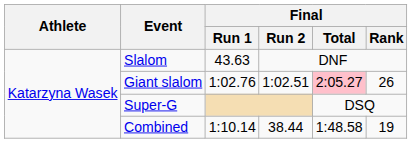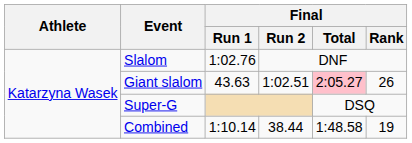(232, 60) 43.63 -> (232, 60) 1:02.76
(232, 82) 1:02.76 -> (232, 82) 43.63
